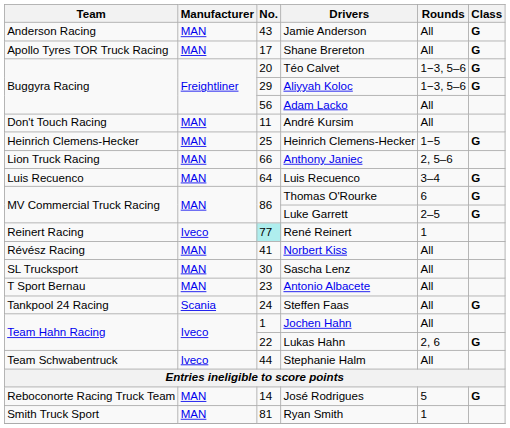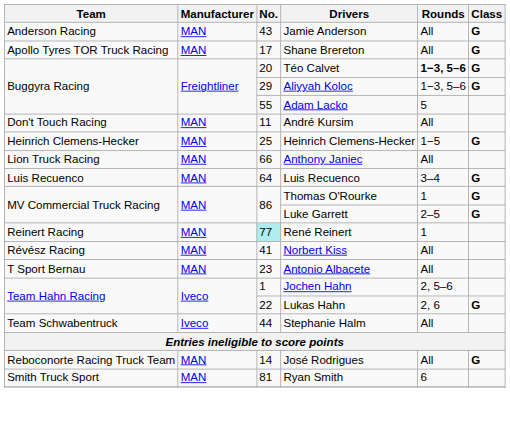(443, 68) normal -> (443, 68) bold
(266, 104) 56 -> (266, 104) 55
(427, 104) All -> (424, 104) 5
(437, 159) 2, 5–6 -> (427, 159) All
(424, 195) 6 -> (424, 195) 1
(195, 232) Iveco -> (194, 232) MAN
- row: (317, 268)
- row: (316, 305)
(427, 323) All -> (437, 286) 2, 5–6
(424, 396) 5 -> (427, 359) All
(424, 414) 1 -> (424, 378) 6
